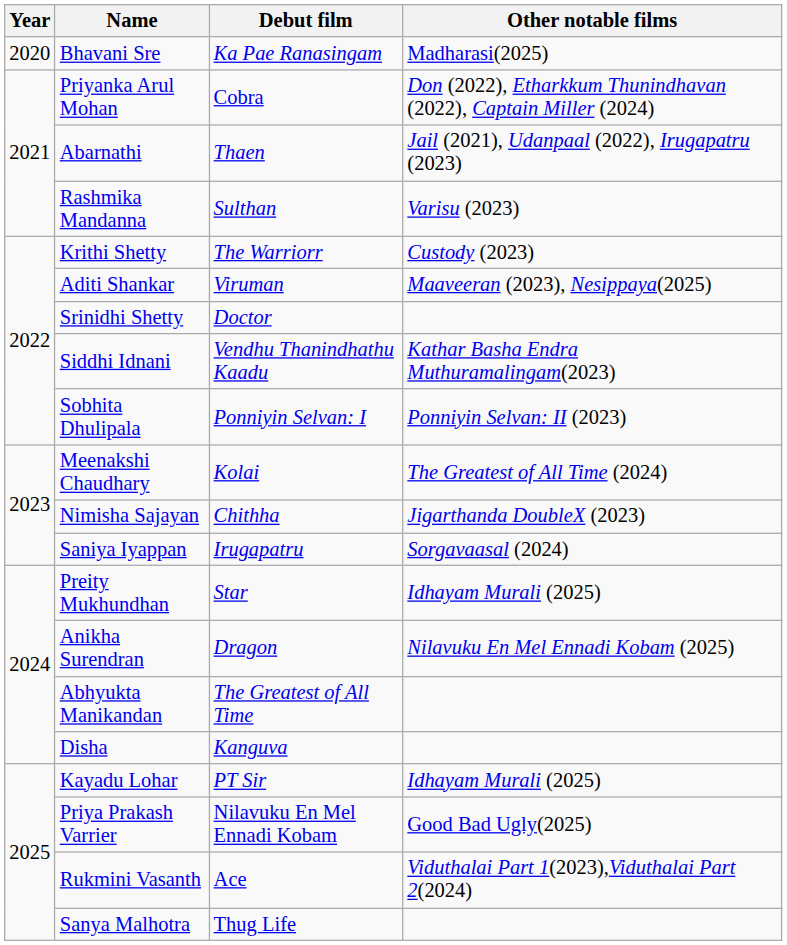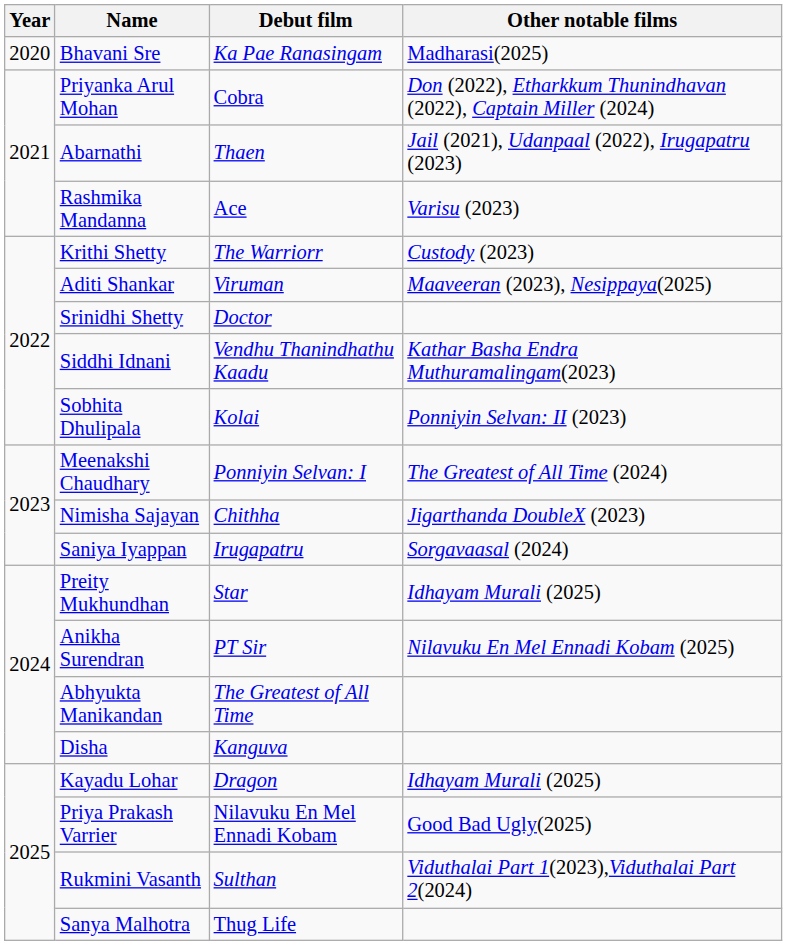(245, 208) Sulthan -> (230, 208) Ace
(290, 416) Ponniyin Selvan: I -> (236, 416) Kolai
(236, 472) Kolai -> (290, 472) Ponniyin Selvan: I
(245, 648) Dragon -> (240, 648) PT Sir
(240, 780) PT Sir -> (245, 780) Dragon
(230, 879) Ace -> (245, 879) Sulthan
